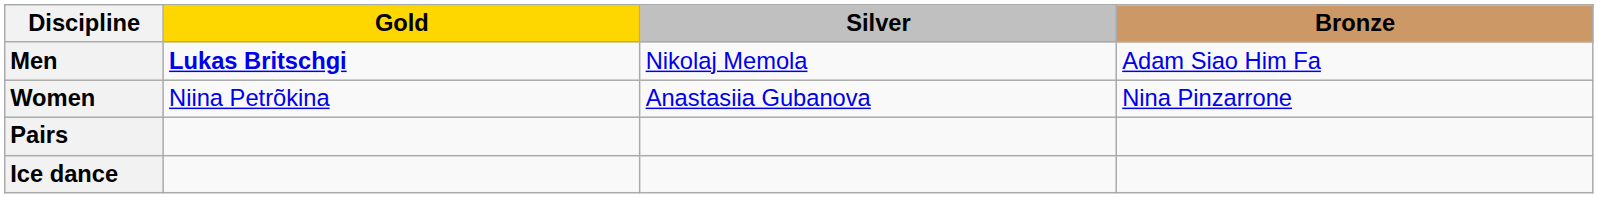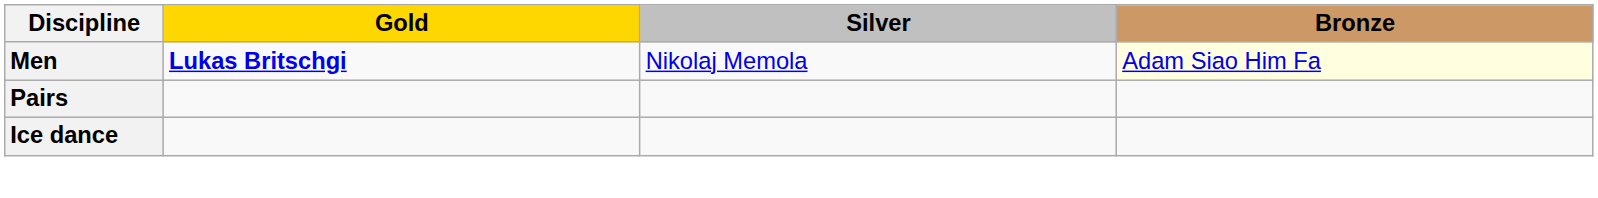(1222, 60) no background -> (1222, 60) lightyellow background
- row: (53, 98)
